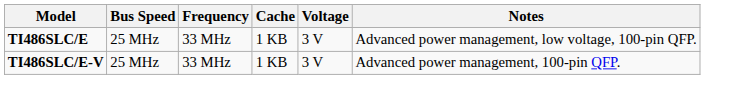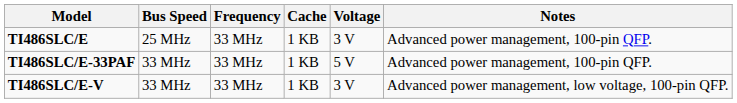(526, 39) Advanced power management, low voltage, 100-pin QFP. -> (520, 39) Advanced power management, 100-pin QFP.
+ row: (72, 62)
(135, 62) 25 MHz -> (166, 86) 33 MHz
(488, 62) Advanced power management, 100-pin QFP. -> (558, 86) Advanced power management, low voltage, 100-pin QFP.
